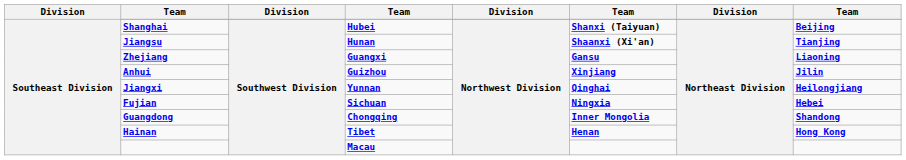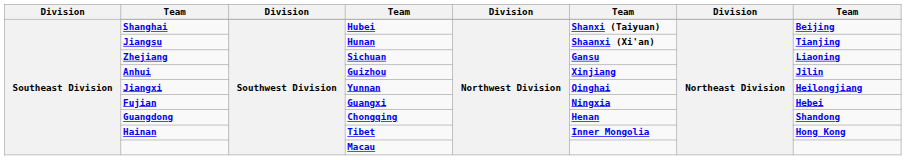(367, 57) Guangxi -> (367, 57) Sichuan
(367, 102) Sichuan -> (367, 102) Guangxi
(610, 117) Inner Mongolia -> (585, 117) Henan
(585, 132) Henan -> (610, 132) Inner Mongolia
